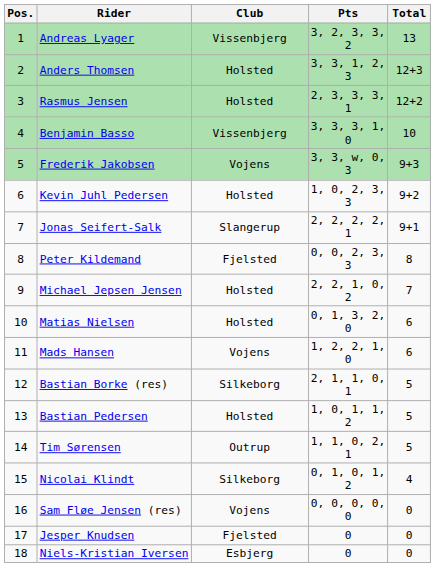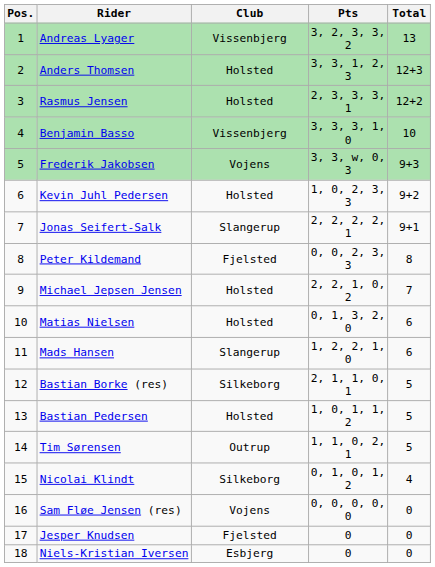(250, 353) Vojens -> (250, 353) Slangerup
